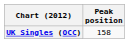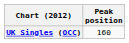(104, 32) 158 -> (104, 32) 160
